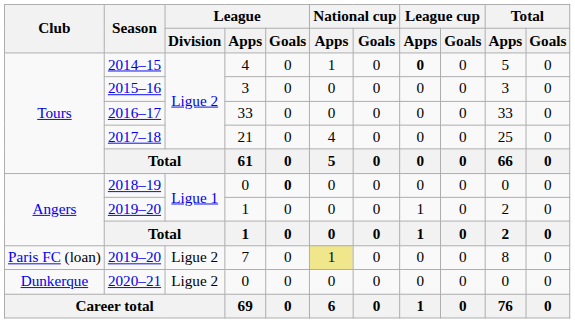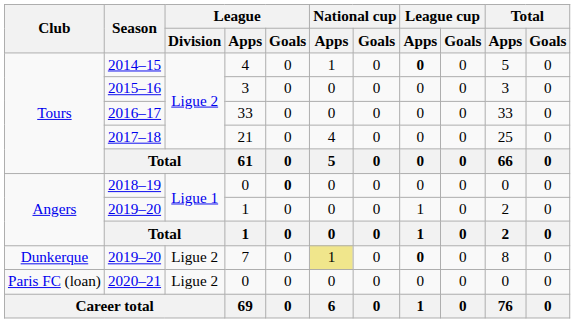(54, 257) Paris FC (loan) -> (54, 257) Dunkerque
(420, 257) normal -> (420, 257) bold
(54, 281) Dunkerque -> (54, 281) Paris FC (loan)
